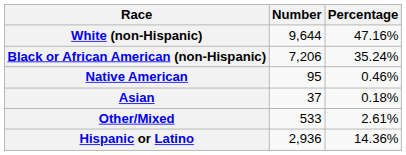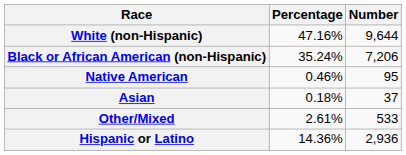columns swapped: (297, 14) <-> (363, 14)
